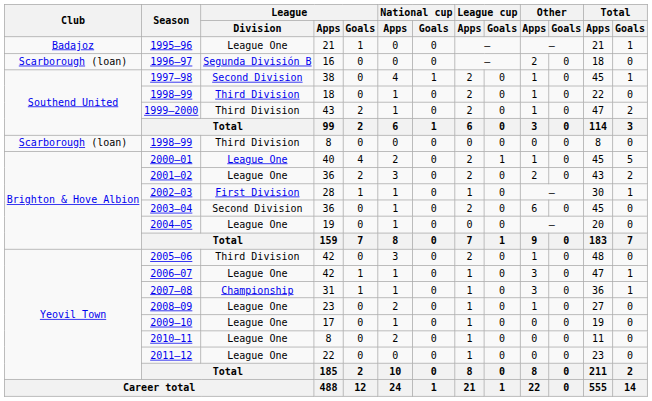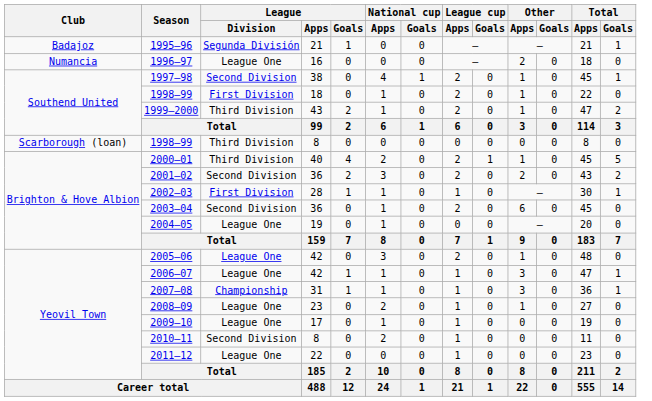(257, 45) League One -> (251, 45) Segunda División
(73, 61) Scarborough (loan) -> (73, 61) Numancia
(257, 61) Segunda División B -> (251, 61) League One
(257, 94) Third Division -> (251, 94) First Division
(257, 159) League One -> (251, 159) Third Division
(257, 176) League One -> (251, 176) Second Division
(257, 257) Third Division -> (251, 257) League One
(257, 339) League One -> (251, 339) Second Division
